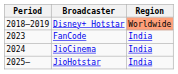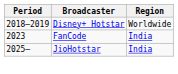(150, 24) lightsalmon background -> (150, 24) no background
- row: (74, 50)
